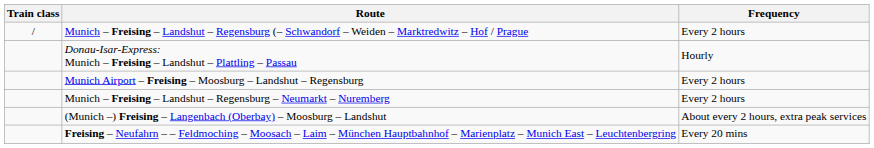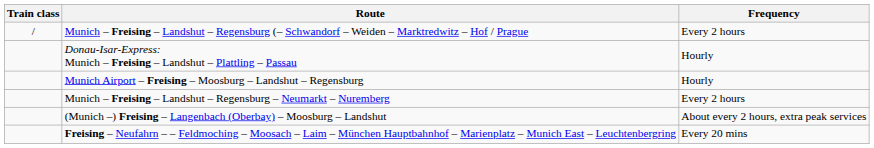(713, 80) Every 2 hours -> (697, 80) Hourly
